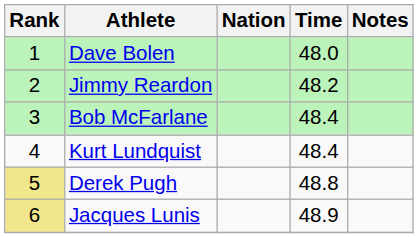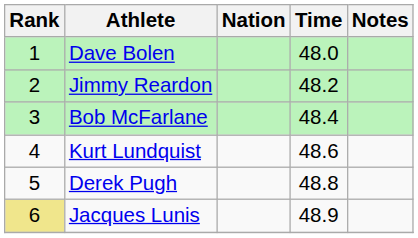(319, 150) 48.4 -> (319, 150) 48.6
(34, 183) khaki background -> (34, 183) no background
